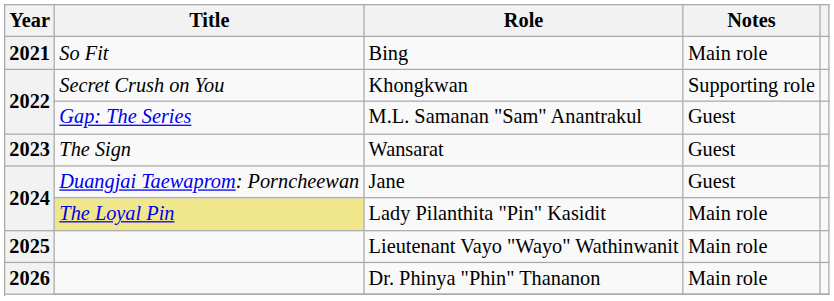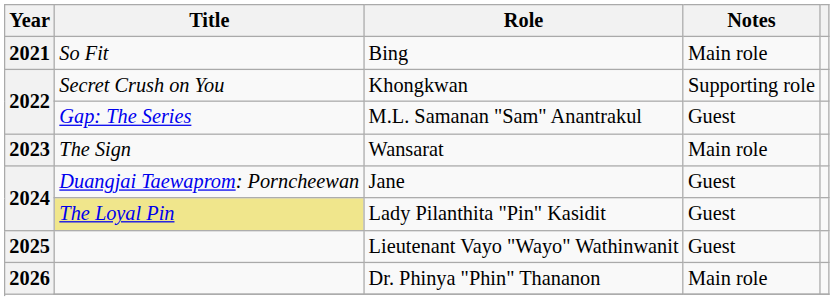(712, 149) Guest -> (728, 149) Main role
(728, 213) Main role -> (712, 213) Guest
(728, 246) Main role -> (712, 246) Guest
